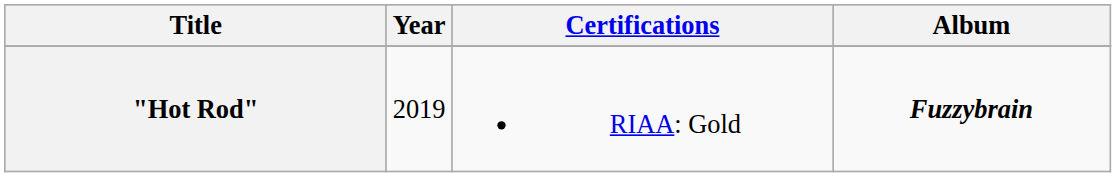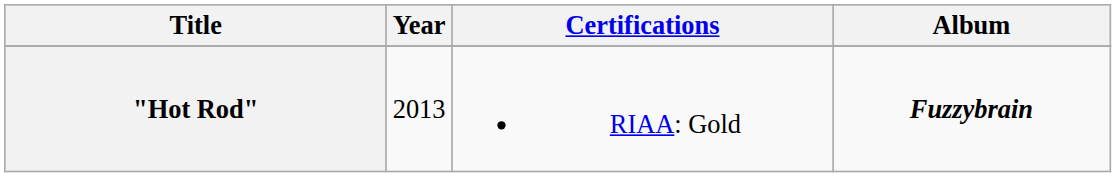(419, 108) 2019 -> (419, 108) 2013
